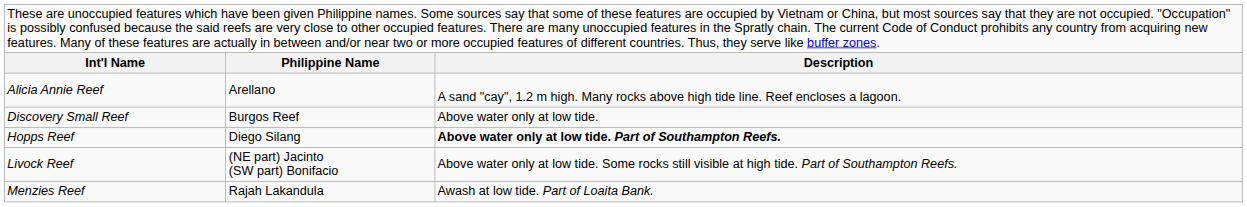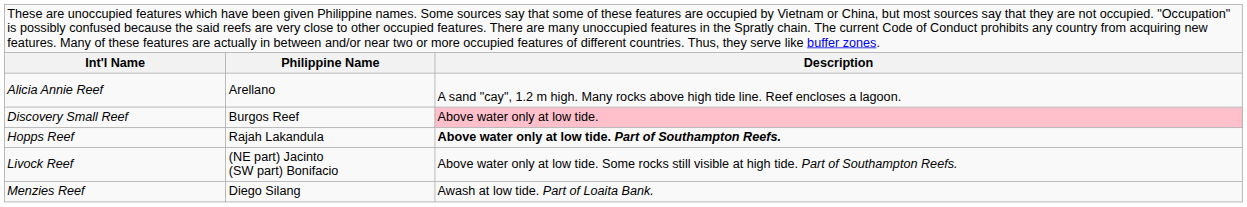(518, 117) no background -> (518, 117) pink background
(265, 137) Diego Silang -> (276, 137) Rajah Lakandula
(276, 191) Rajah Lakandula -> (265, 191) Diego Silang
